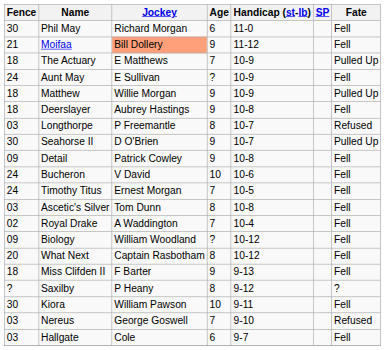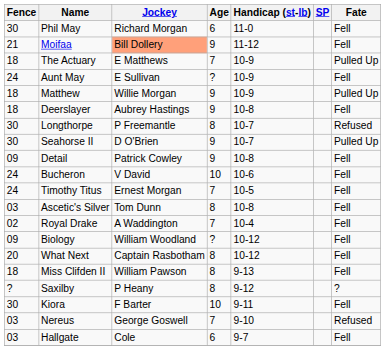(12, 126) 03 -> (12, 126) 30
(133, 272) F Barter -> (150, 272) William Pawson
(212, 272) 9 -> (212, 272) 8
(150, 304) William Pawson -> (133, 304) F Barter
